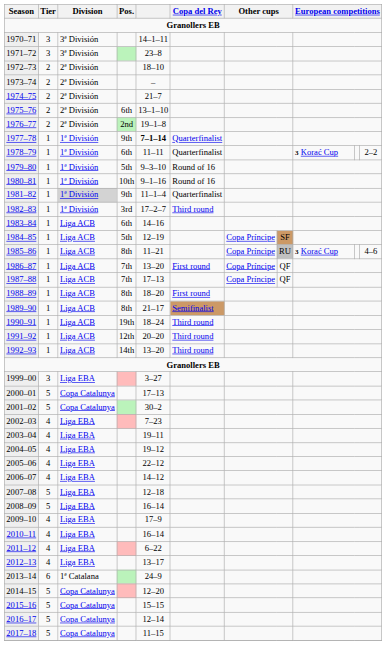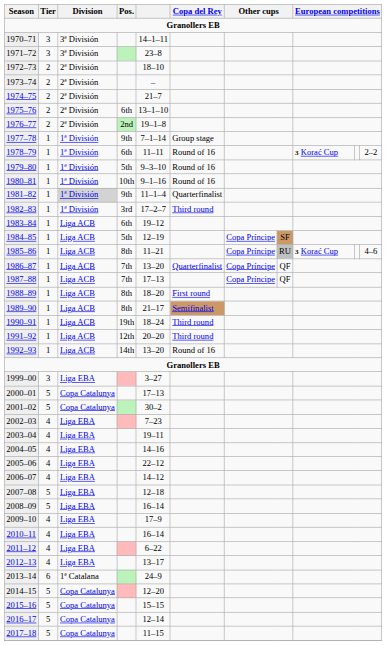(153, 138) bold -> (153, 138) normal
(197, 138) Quarterfinalist -> (193, 138) Group stage
(197, 152) Quarterfinalist -> (194, 152) Round of 16
(153, 223) 14–16 -> (153, 223) 19–12
(191, 265) First round -> (197, 265) Quarterfinalist
(193, 350) Third round -> (194, 350) Round of 16
(153, 449) 19–12 -> (153, 449) 14–16
